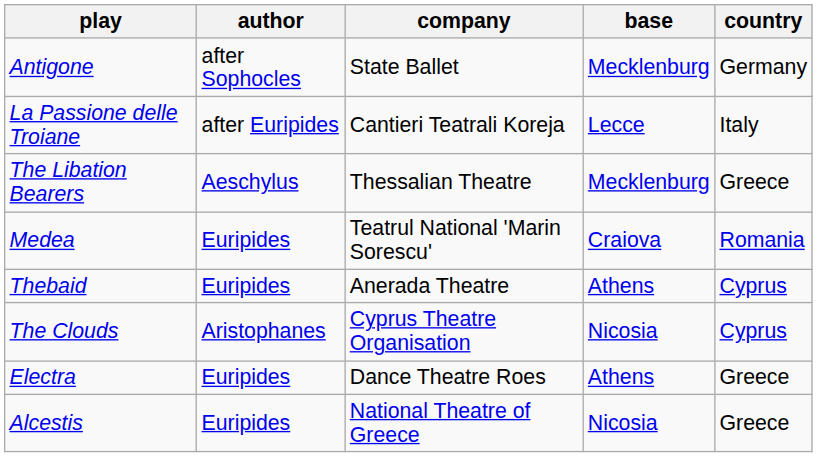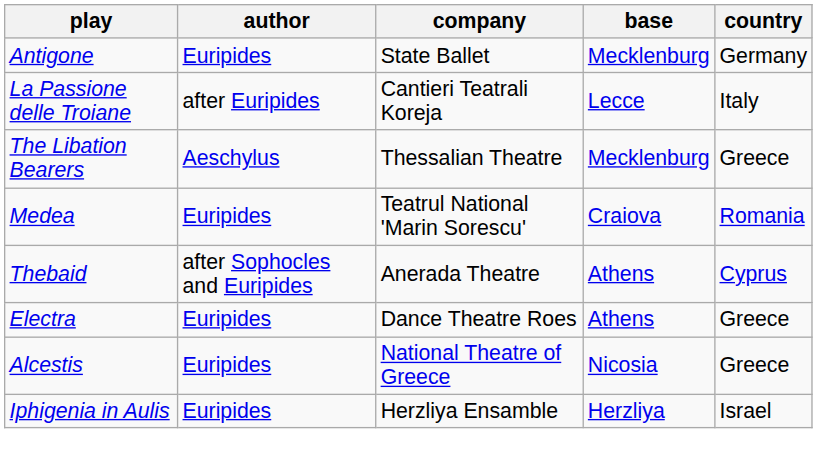(251, 67) after Sophocles -> (227, 55) Euripides
(246, 285) Euripides -> (256, 273) after Sophocles and Euripides
- row: (64, 331)
+ row: (90, 411)
